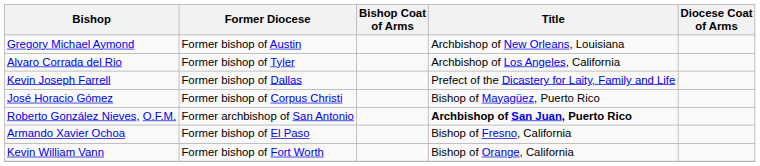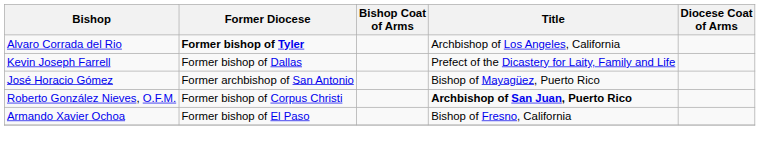- row: (71, 44)
(238, 62) normal -> (243, 44) bold
(262, 98) Former bishop of Corpus Christi -> (268, 80) Former archbishop of San Antonio
(268, 116) Former archbishop of San Antonio -> (262, 98) Former bishop of Corpus Christi
- row: (55, 152)
